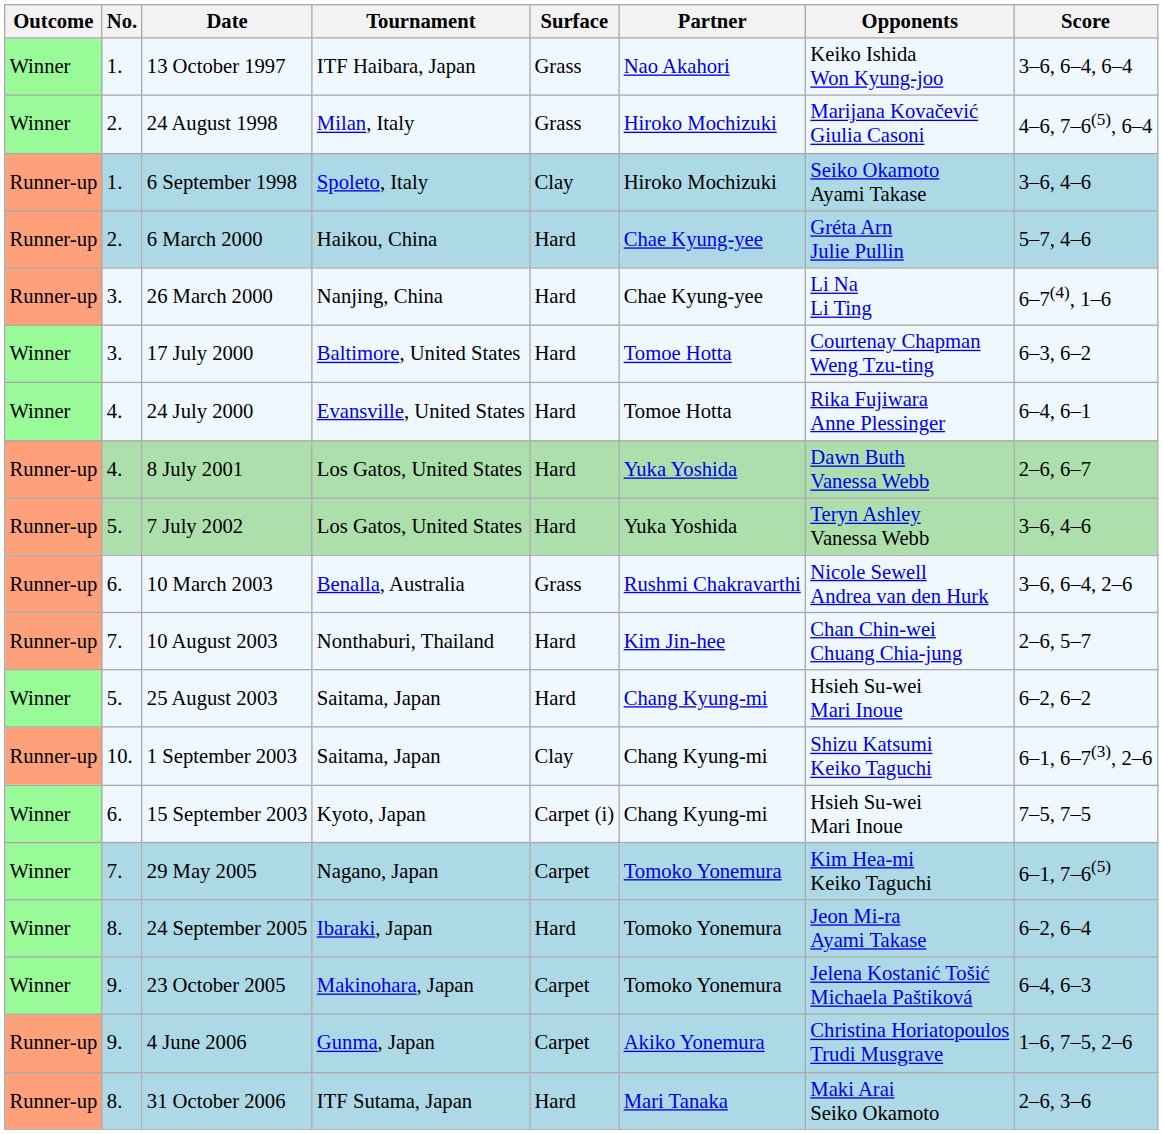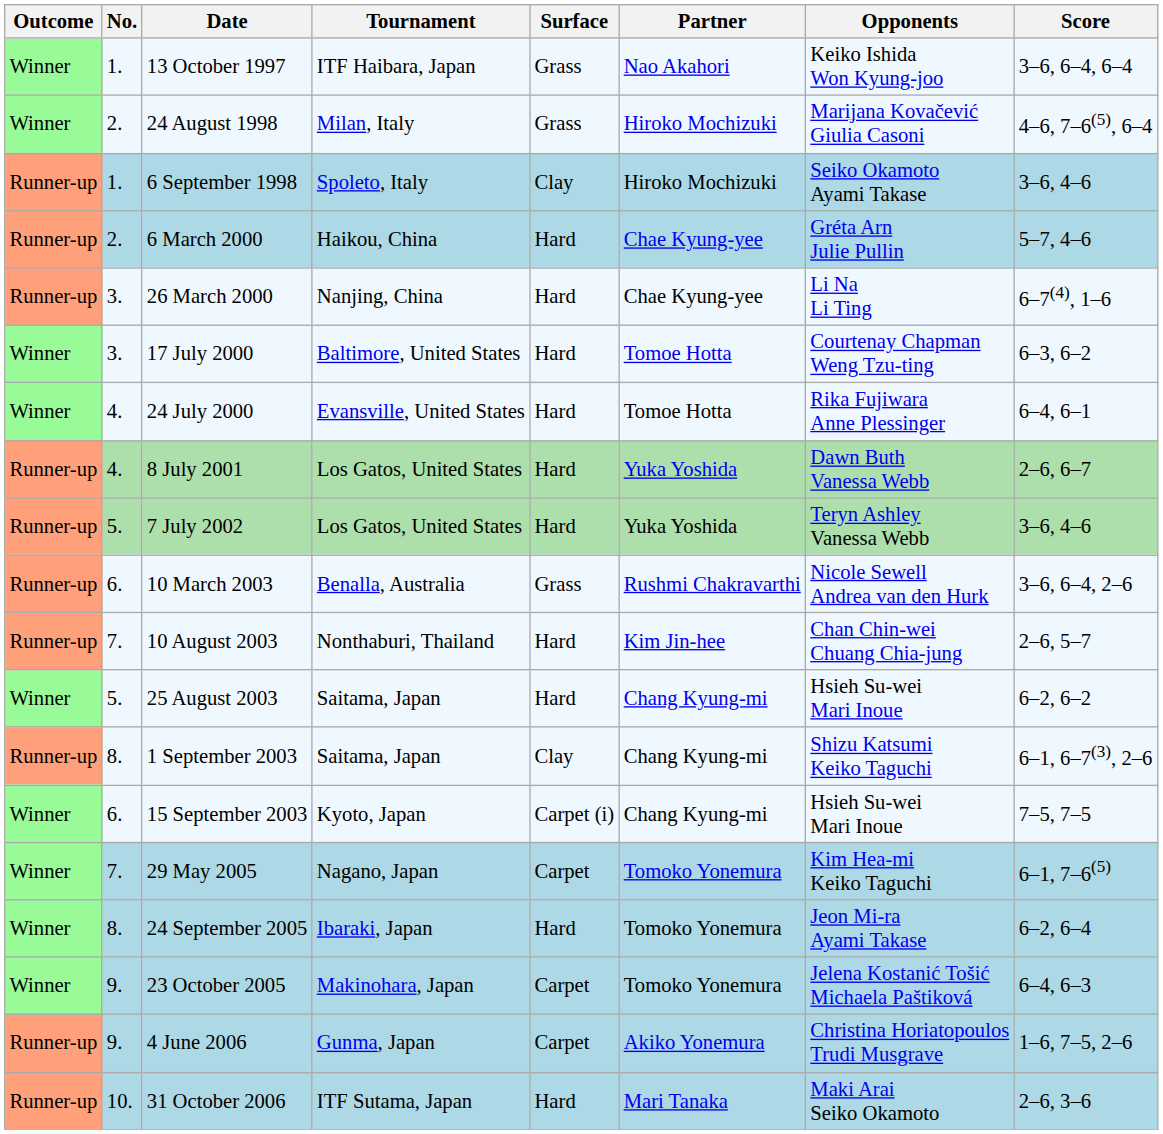(120, 755) 10. -> (115, 755) 8.
(115, 1100) 8. -> (120, 1100) 10.
